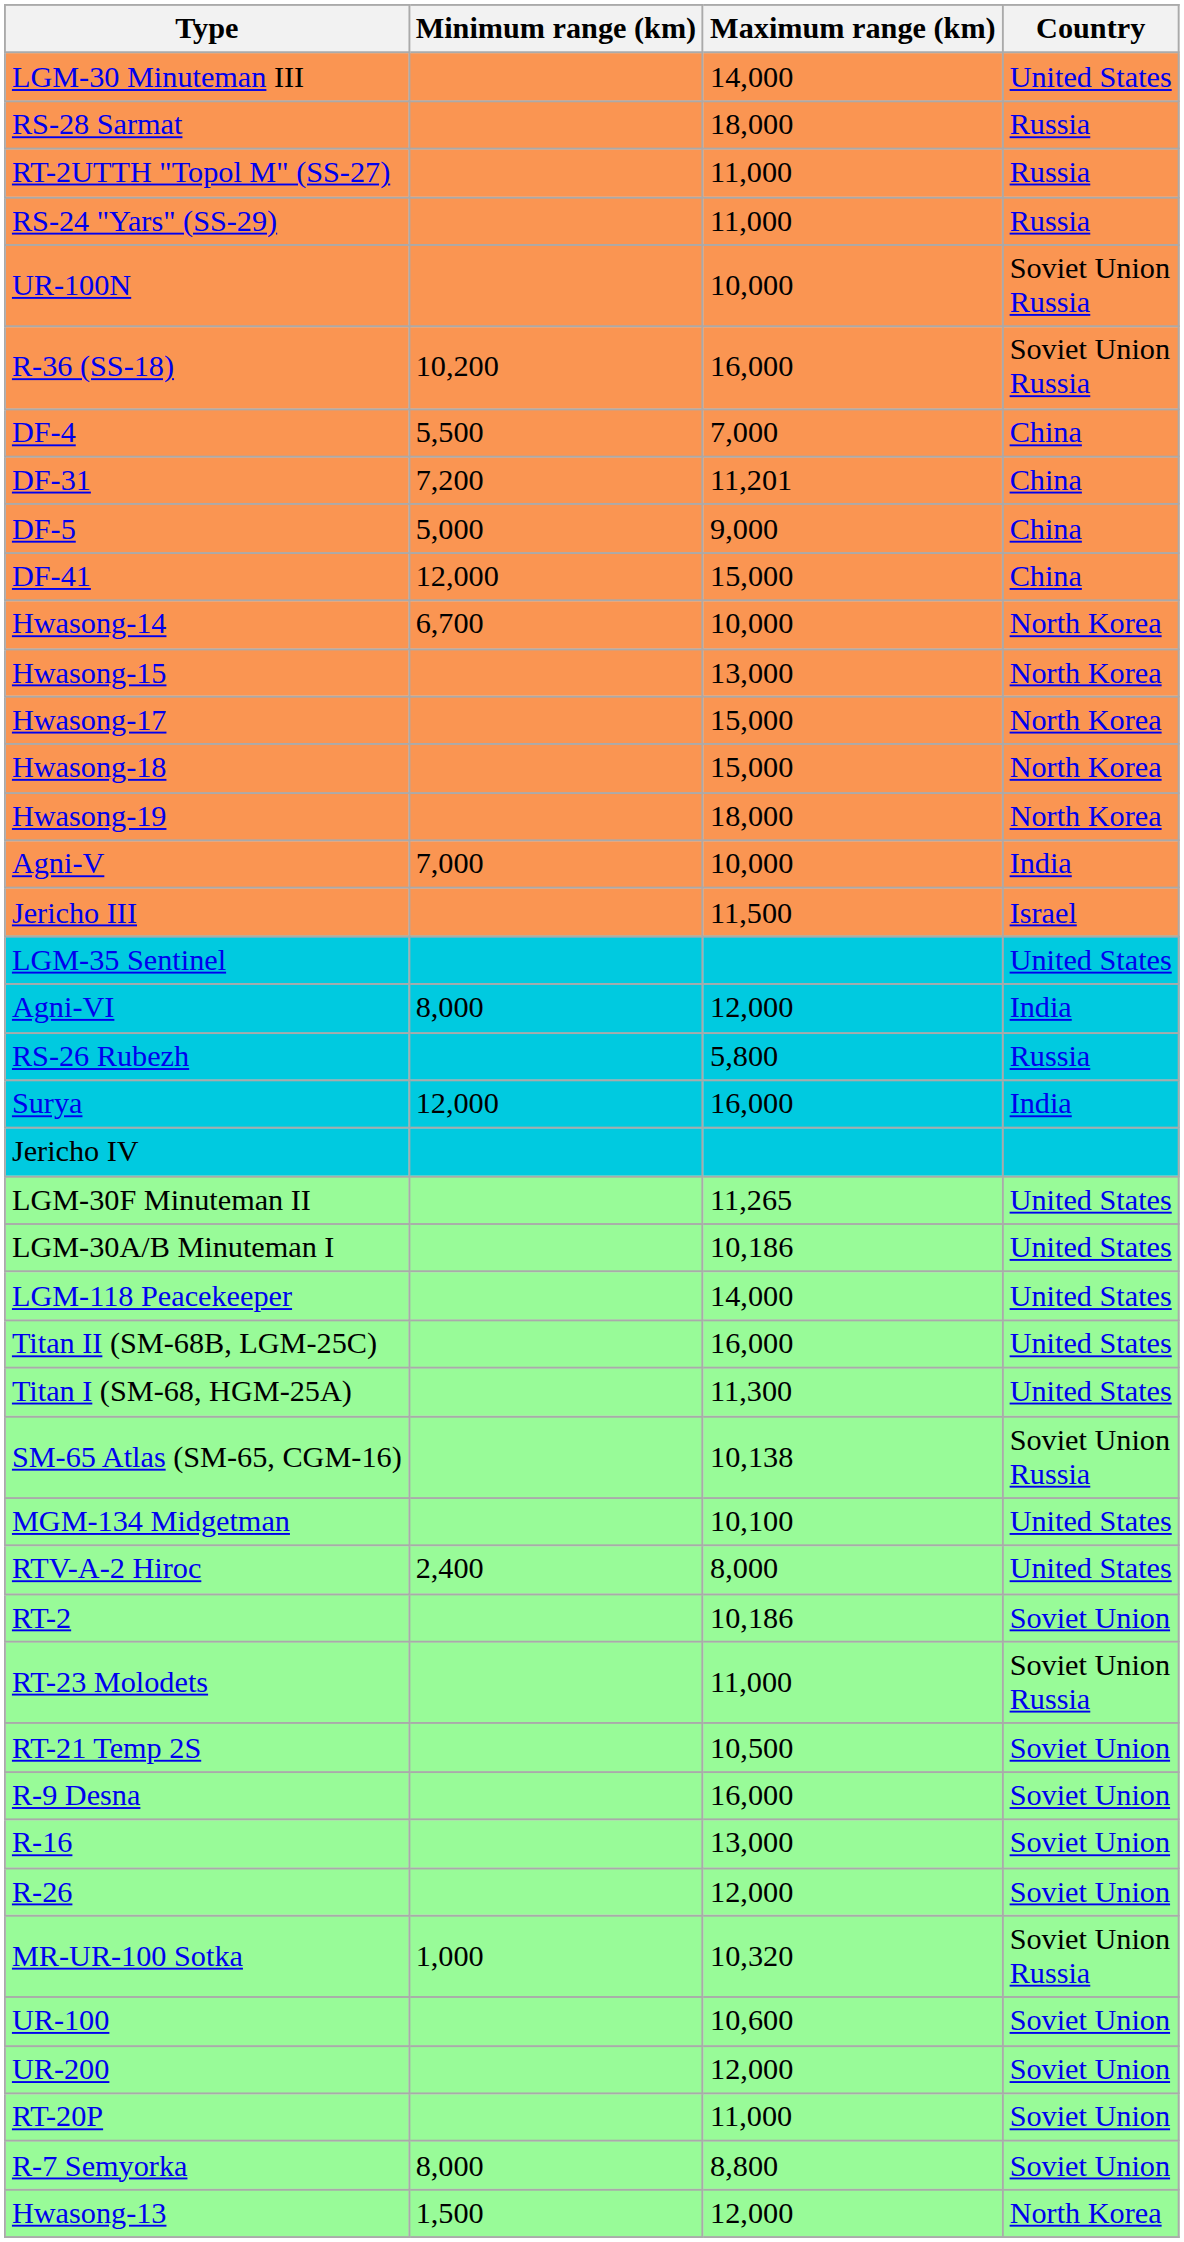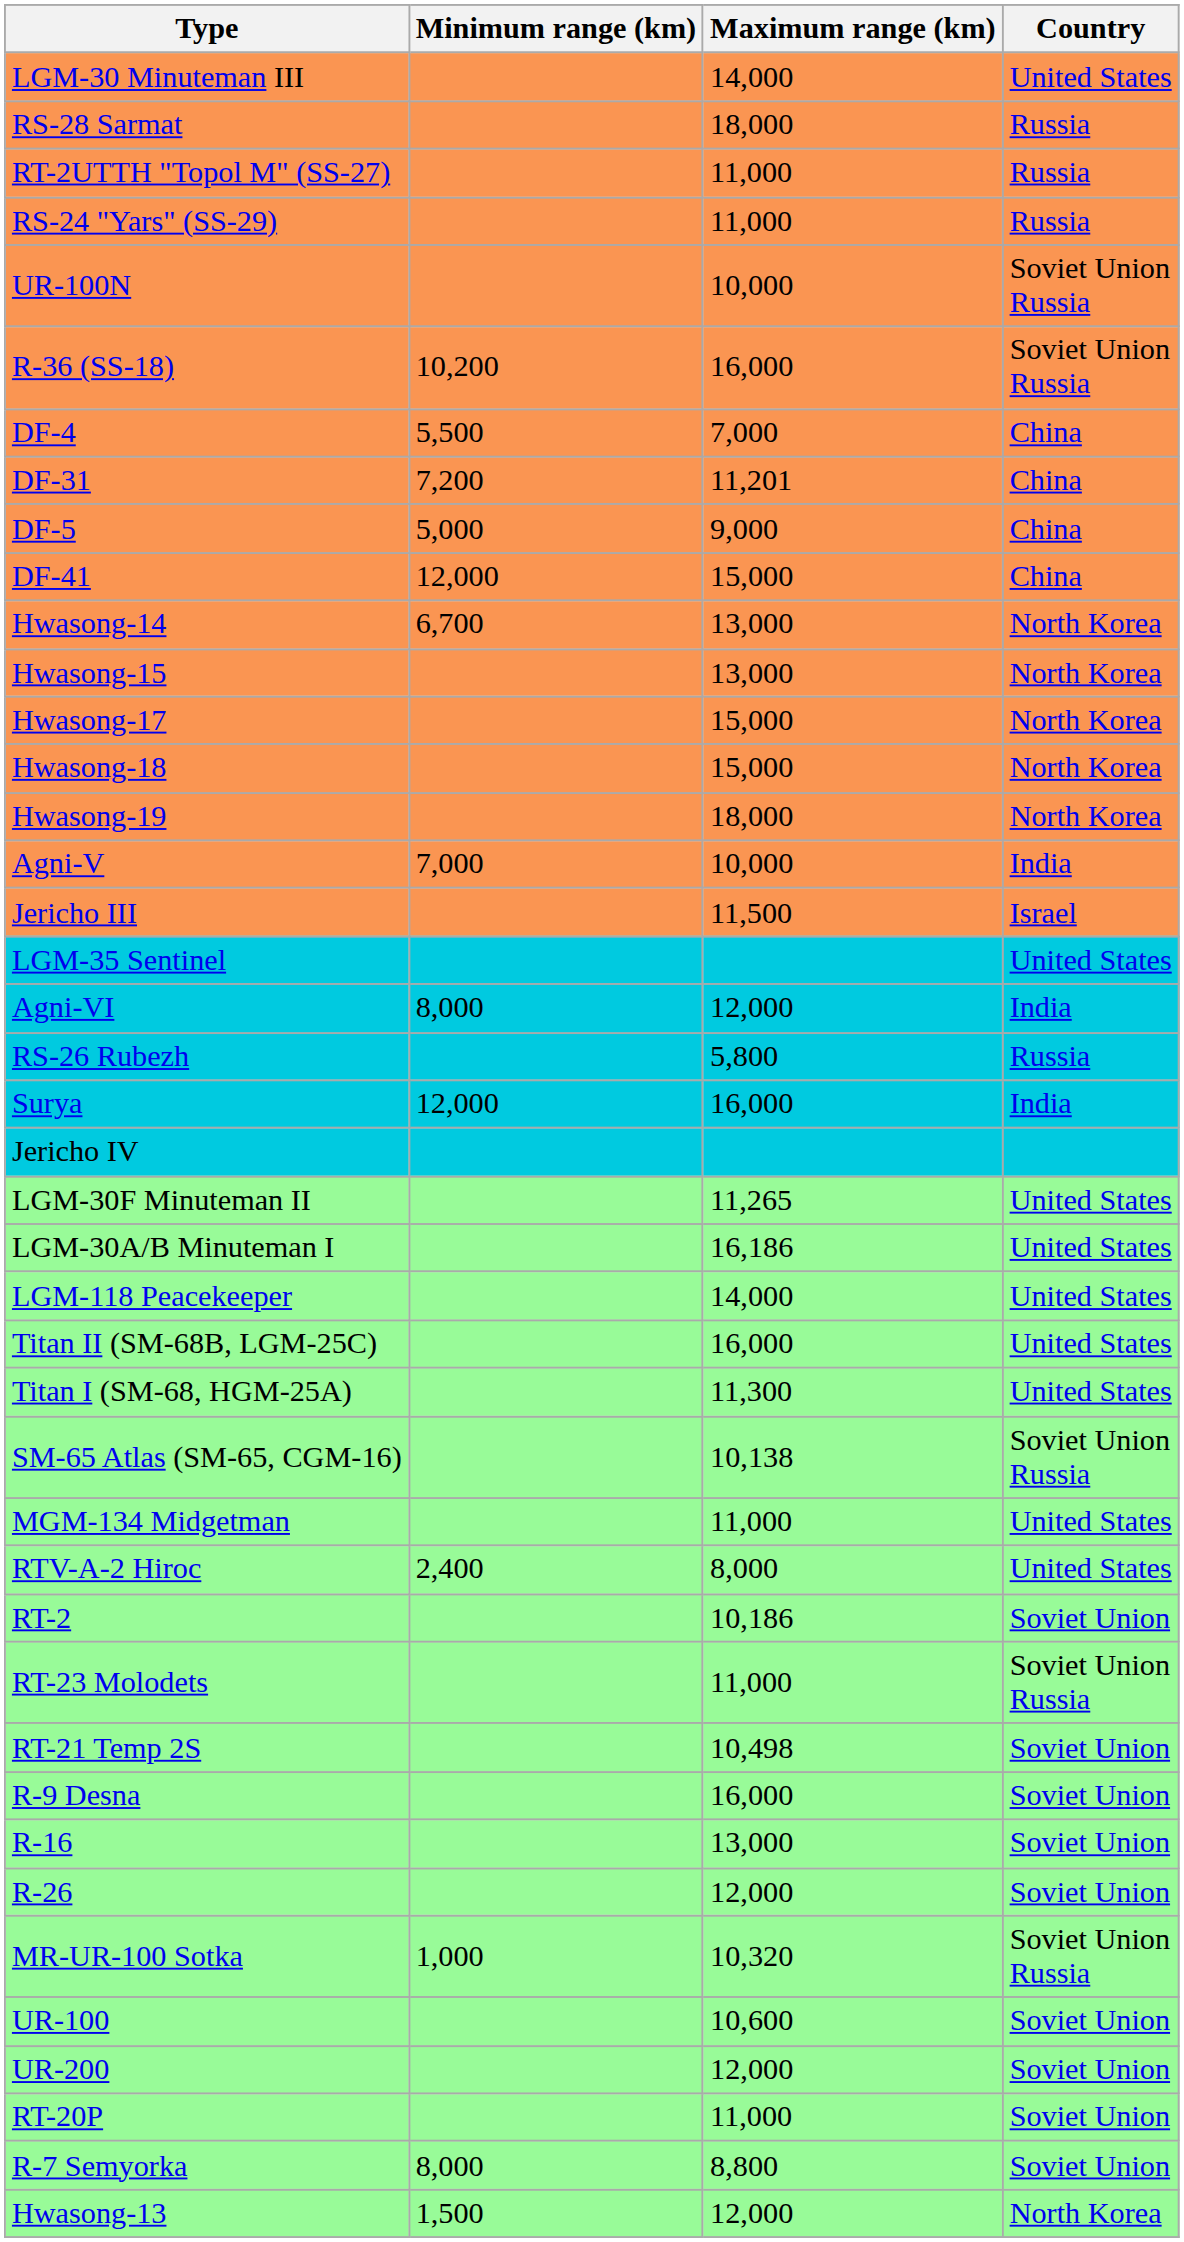(752, 624) 10,000 -> (752, 624) 13,000
(752, 1247) 10,186 -> (752, 1247) 16,186
(752, 1521) 10,100 -> (751, 1521) 11,000
(752, 1747) 10,500 -> (752, 1747) 10,498
